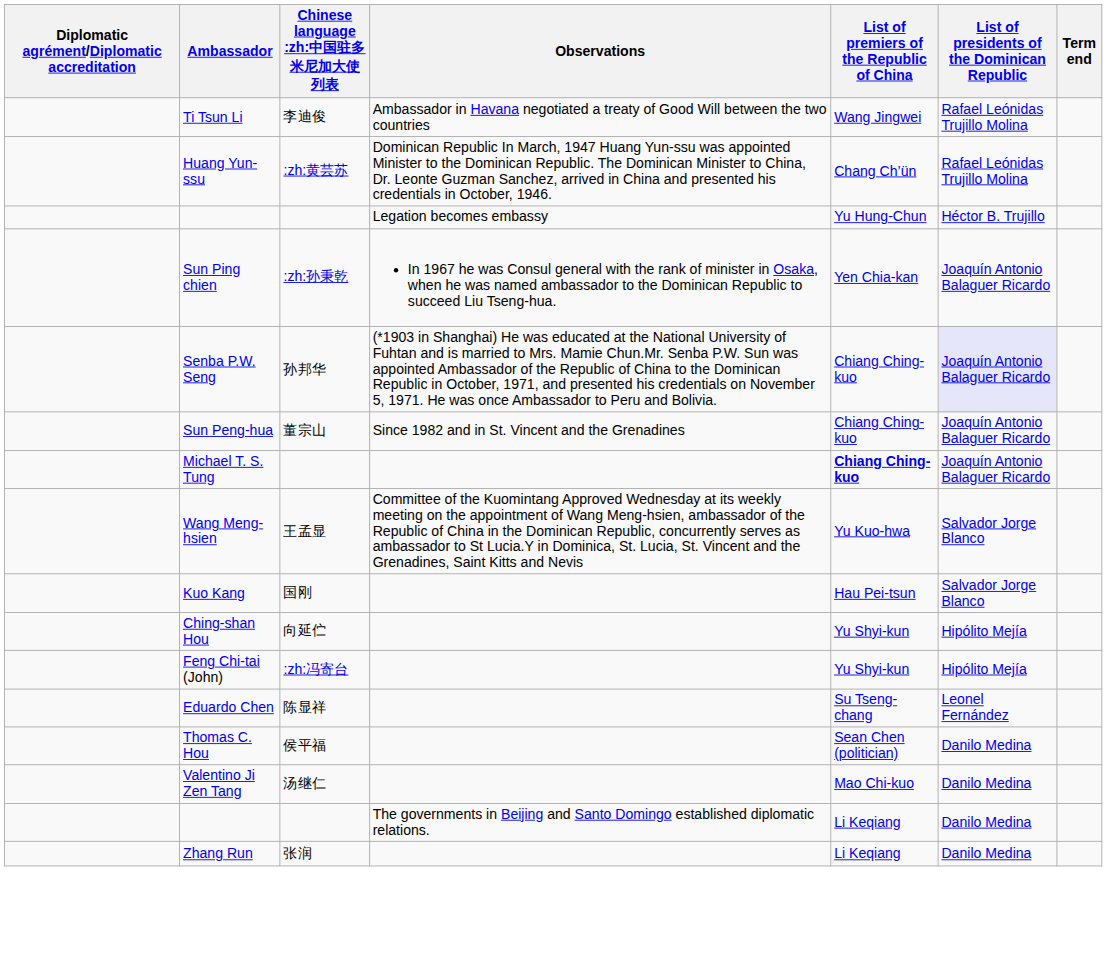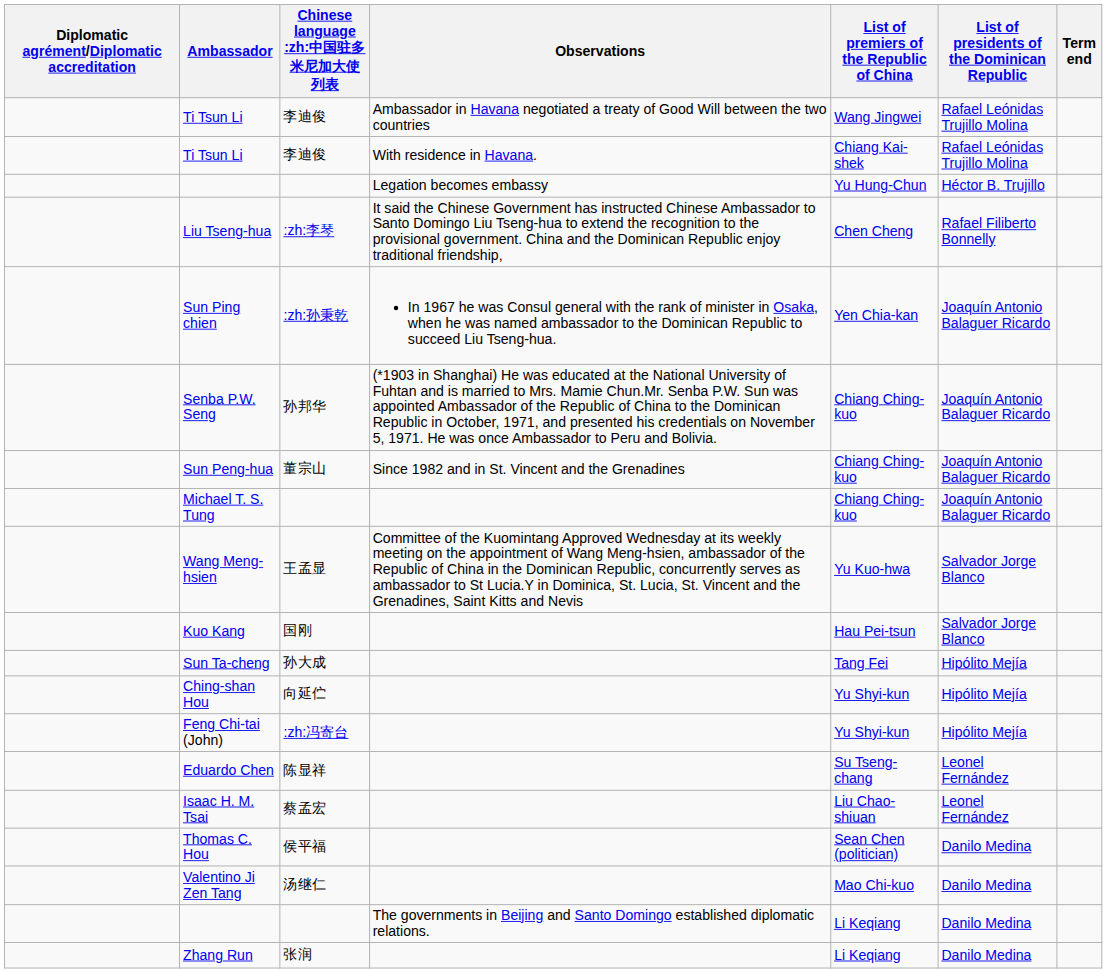+ row: (213, 155)
- row: (220, 171)
+ row: (227, 231)
(996, 369) lavender background -> (996, 407) no background
(882, 469) bold -> (879, 507) normal
+ row: (226, 663)
+ row: (219, 809)
